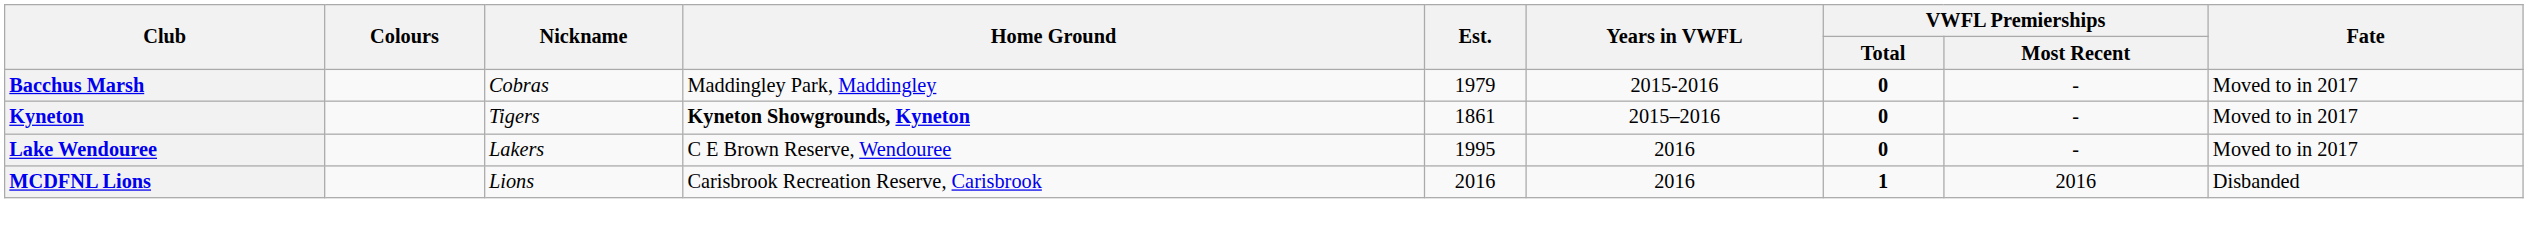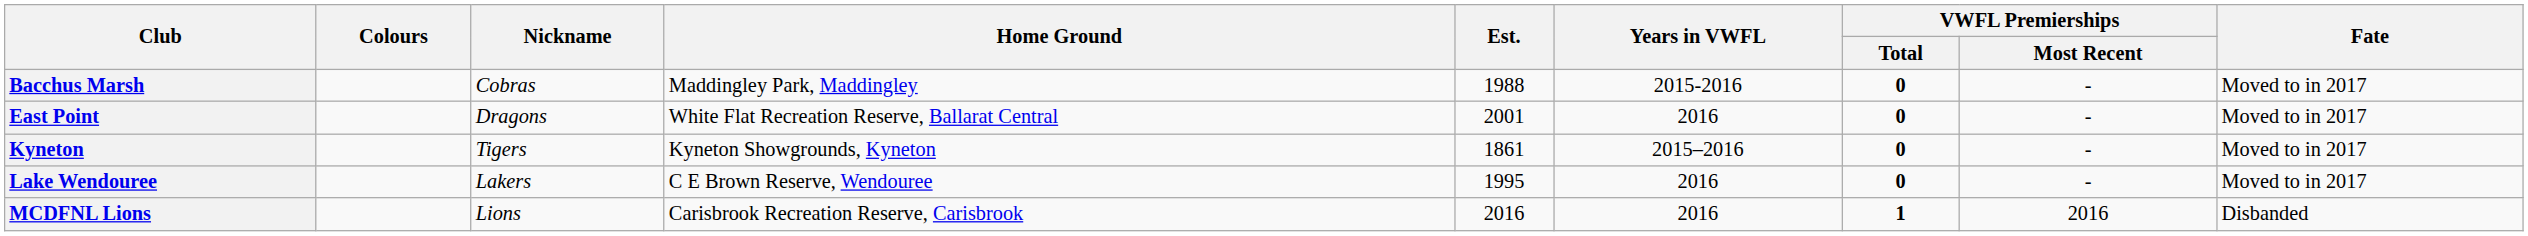(1475, 85) 1979 -> (1504, 85) 1988
+ row: (54, 117)
(829, 117) bold -> (802, 149) normal
